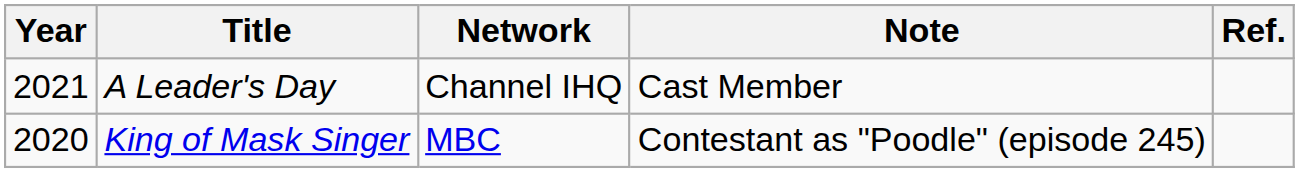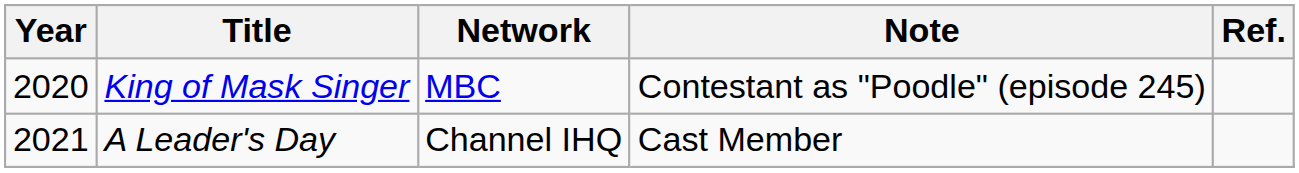rows swapped: (257, 139) <-> (220, 85)
